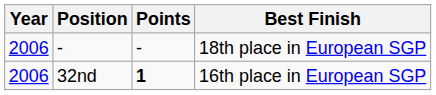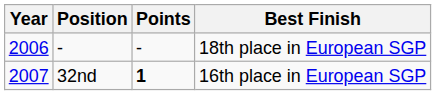(29, 76) 2006 -> (29, 76) 2007
